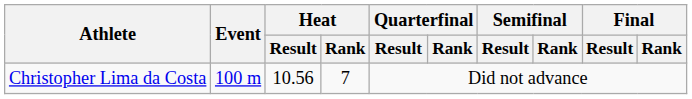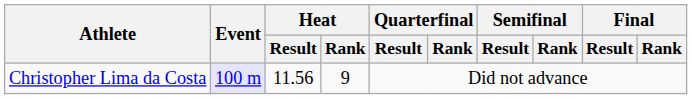(238, 78) no background -> (238, 78) lavender background
(293, 78) 10.56 -> (293, 78) 11.56
(345, 78) 7 -> (345, 78) 9
